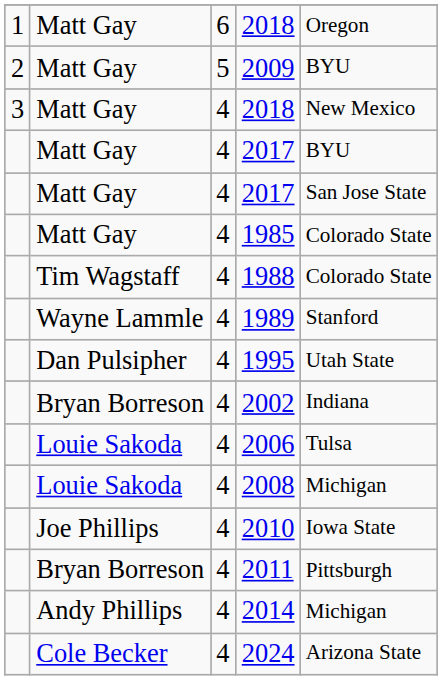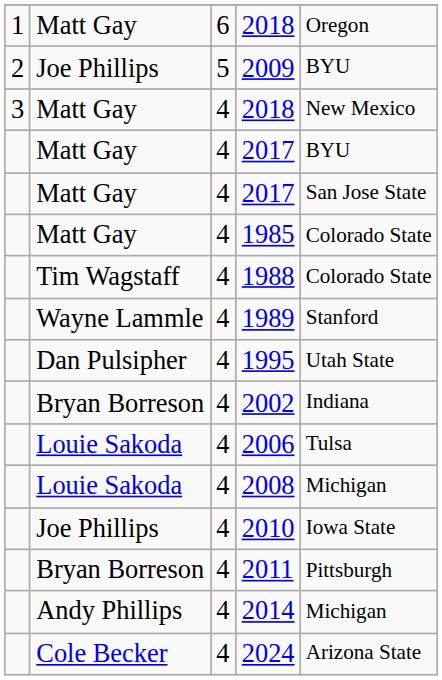(87, 67) Matt Gay -> (98, 67) Joe Phillips
